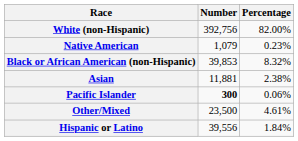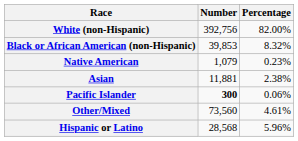rows swapped: (101, 62) <-> (101, 45)
(223, 111) 23,500 -> (223, 111) 73,560
(223, 128) 39,556 -> (223, 128) 28,568
(277, 128) 1.84% -> (277, 128) 5.96%
